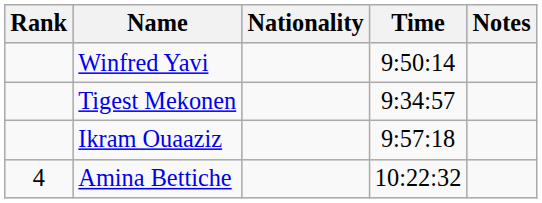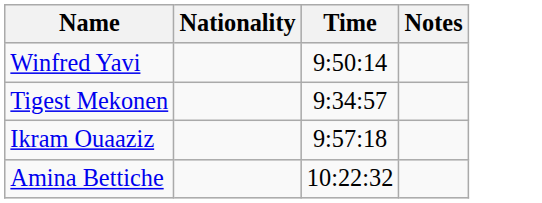- column: (39, 23)
